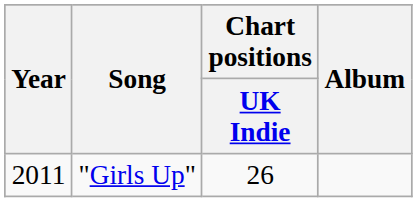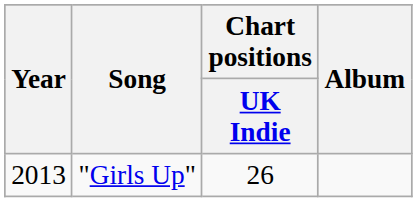(38, 174) 2011 -> (39, 174) 2013
